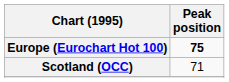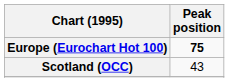(197, 67) 71 -> (197, 67) 43
